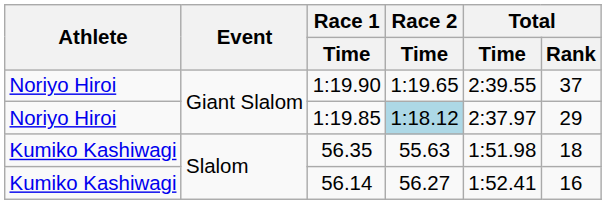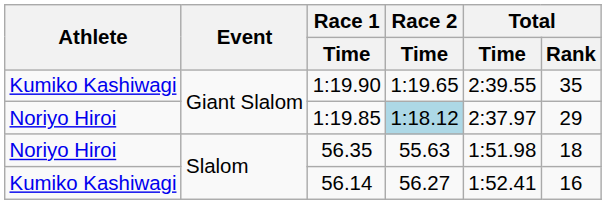(63, 86) Noriyo Hiroi -> (93, 86) Kumiko Kashiwagi
(571, 86) 37 -> (571, 86) 35
(93, 150) Kumiko Kashiwagi -> (63, 150) Noriyo Hiroi
